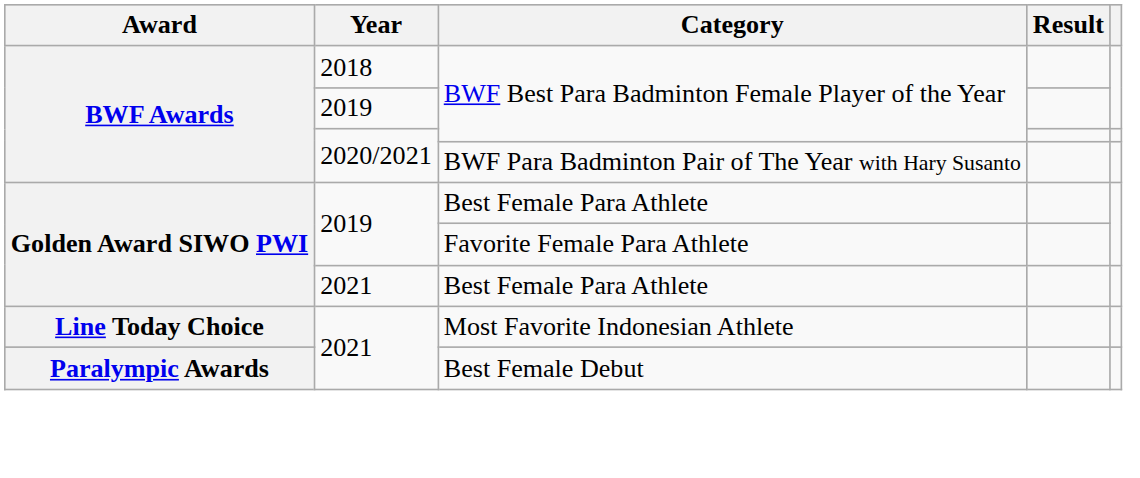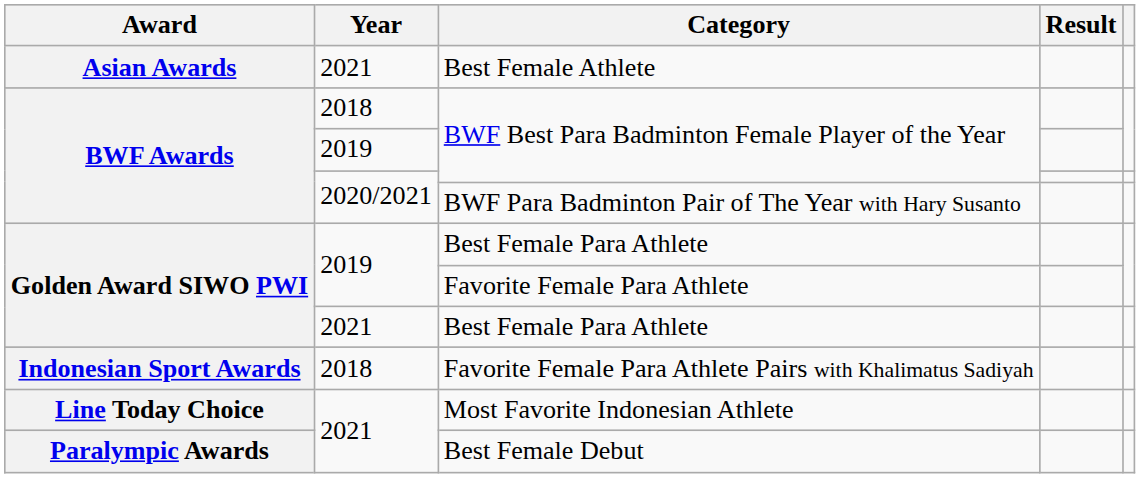+ row: (346, 66)
+ row: (346, 368)
